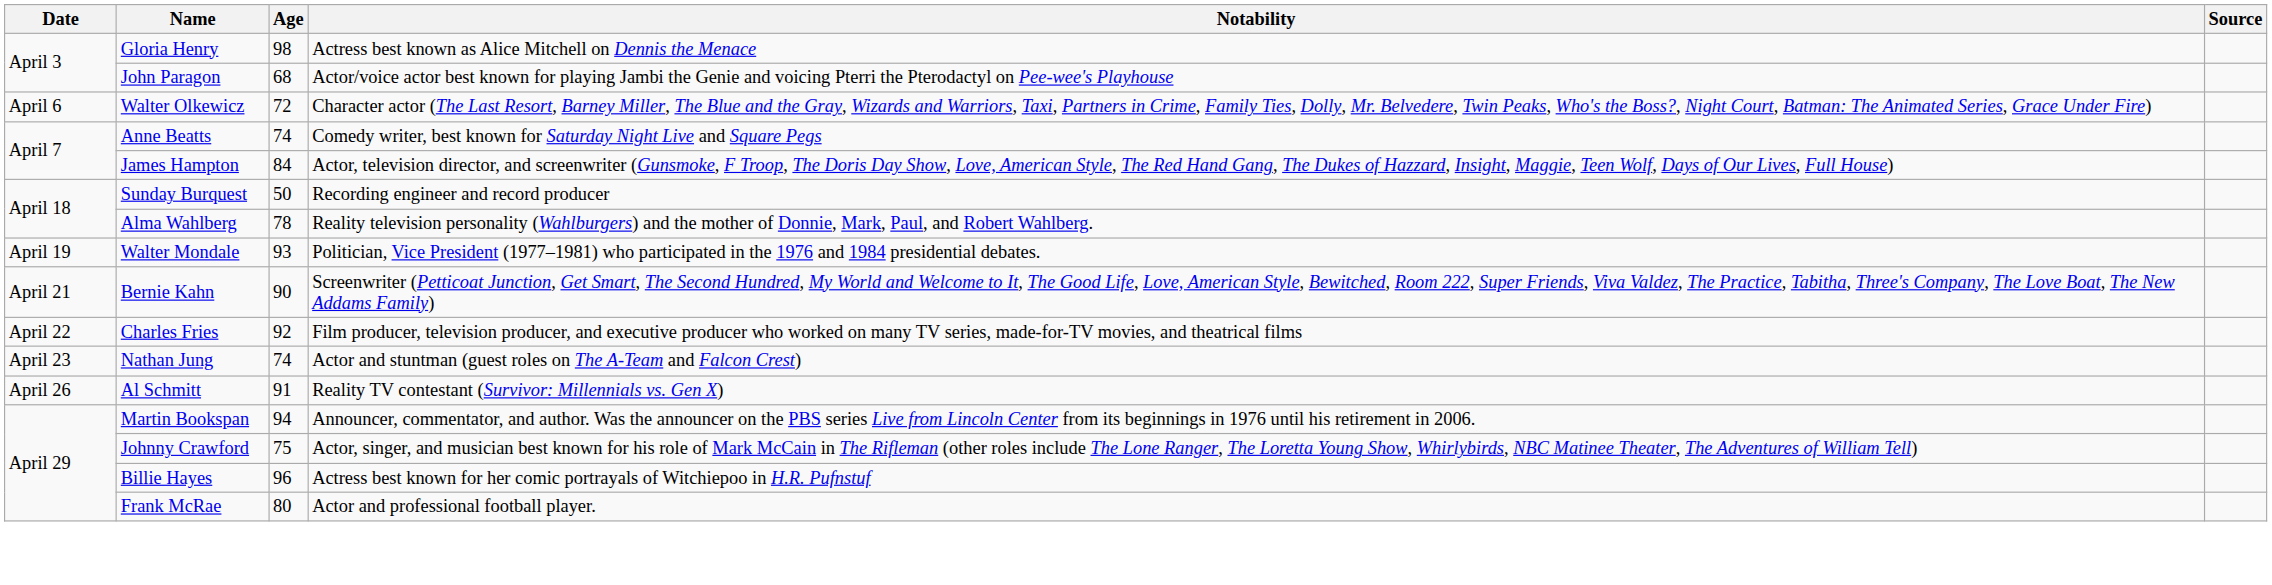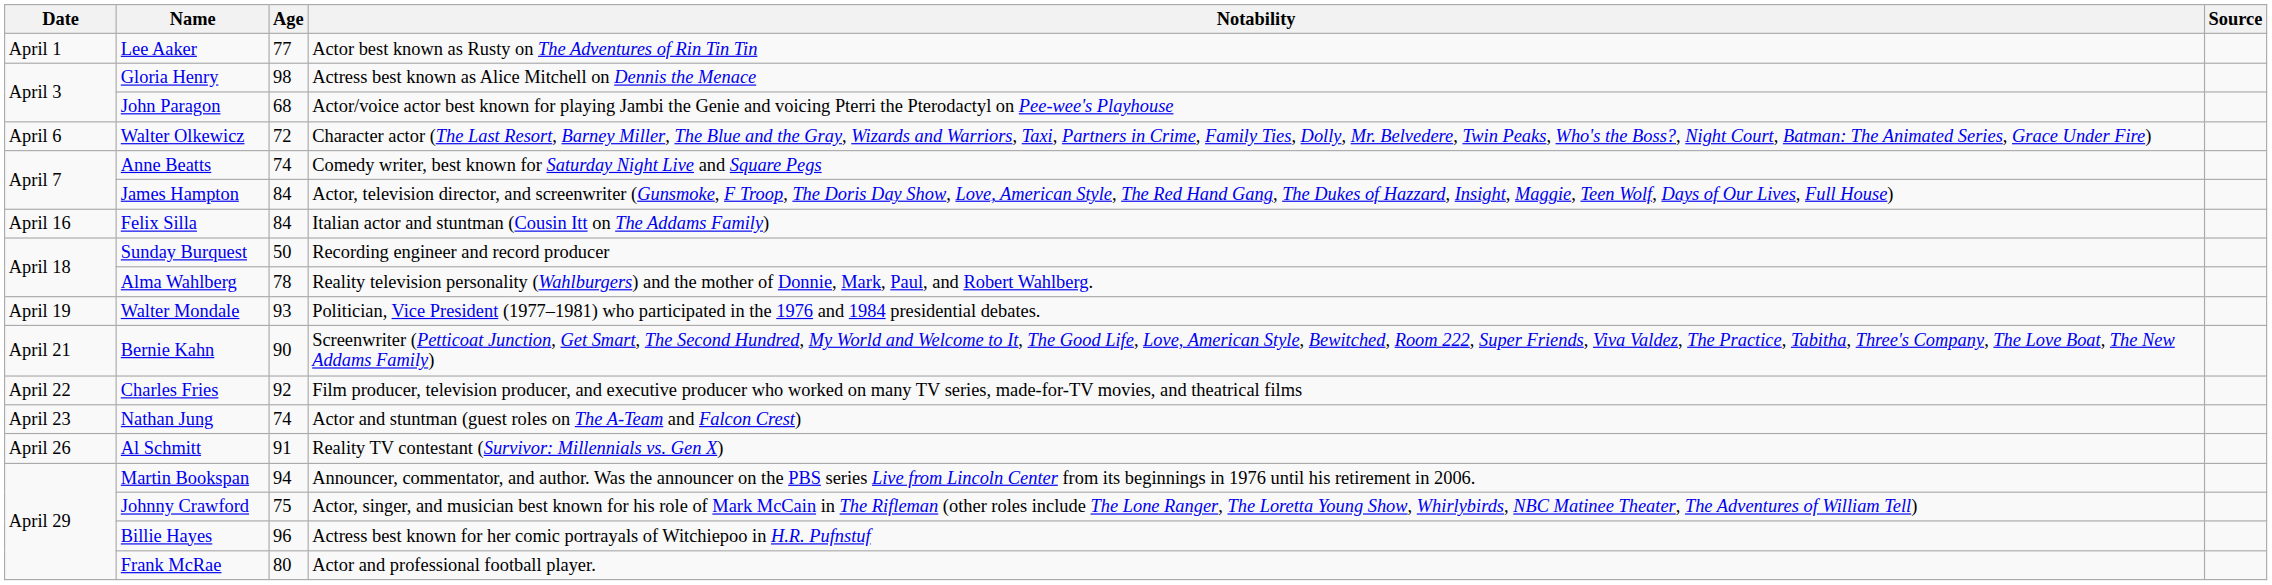+ row: (159, 48)
+ row: (159, 223)
